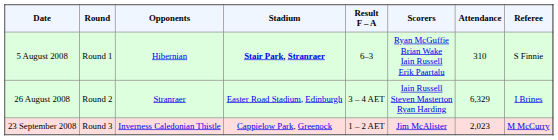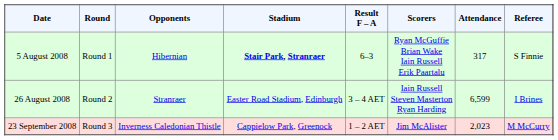(480, 56) 310 -> (480, 56) 317
(480, 99) 6,329 -> (480, 99) 6,599
